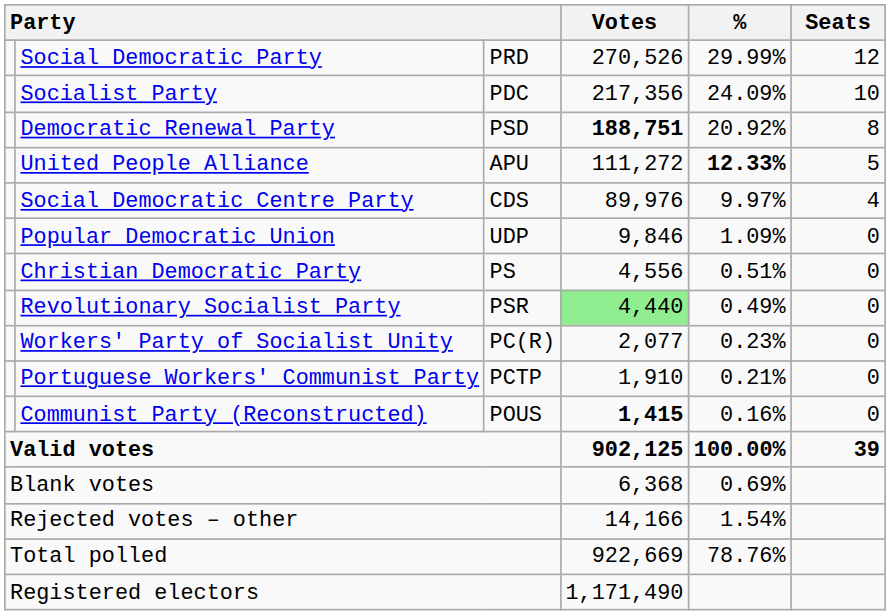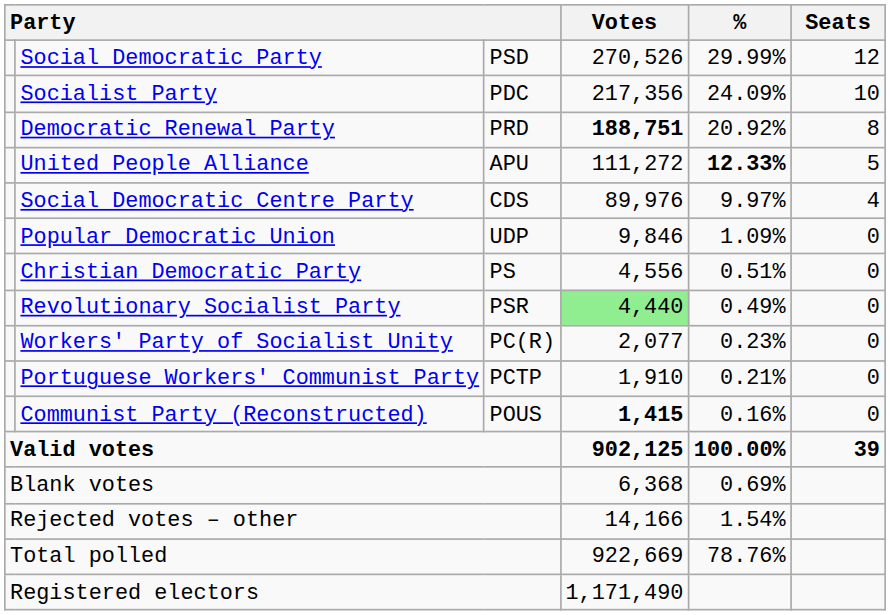(509, 58) PRD -> (509, 58) PSD
(509, 129) PSD -> (509, 129) PRD
